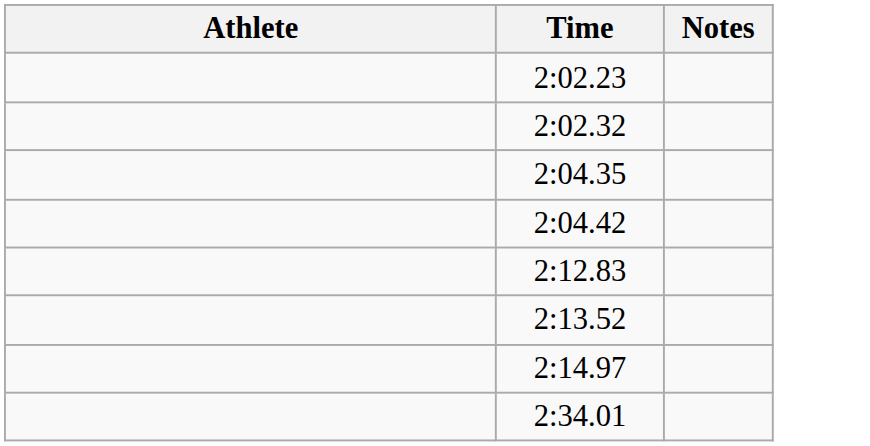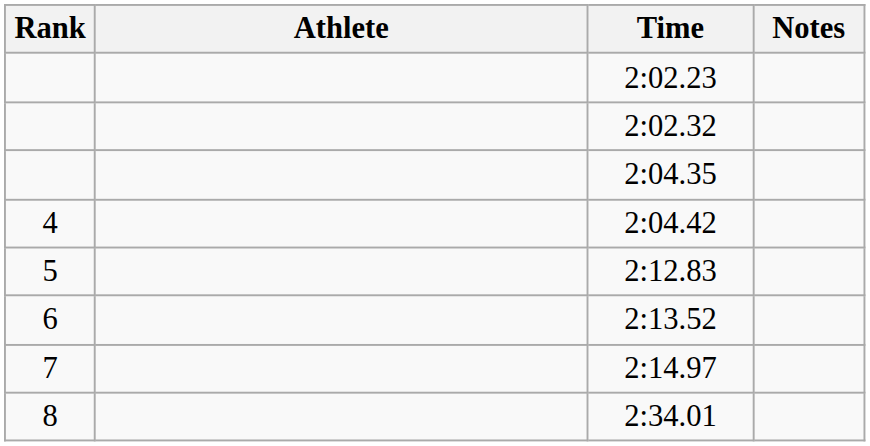+ column: (50, 28)
